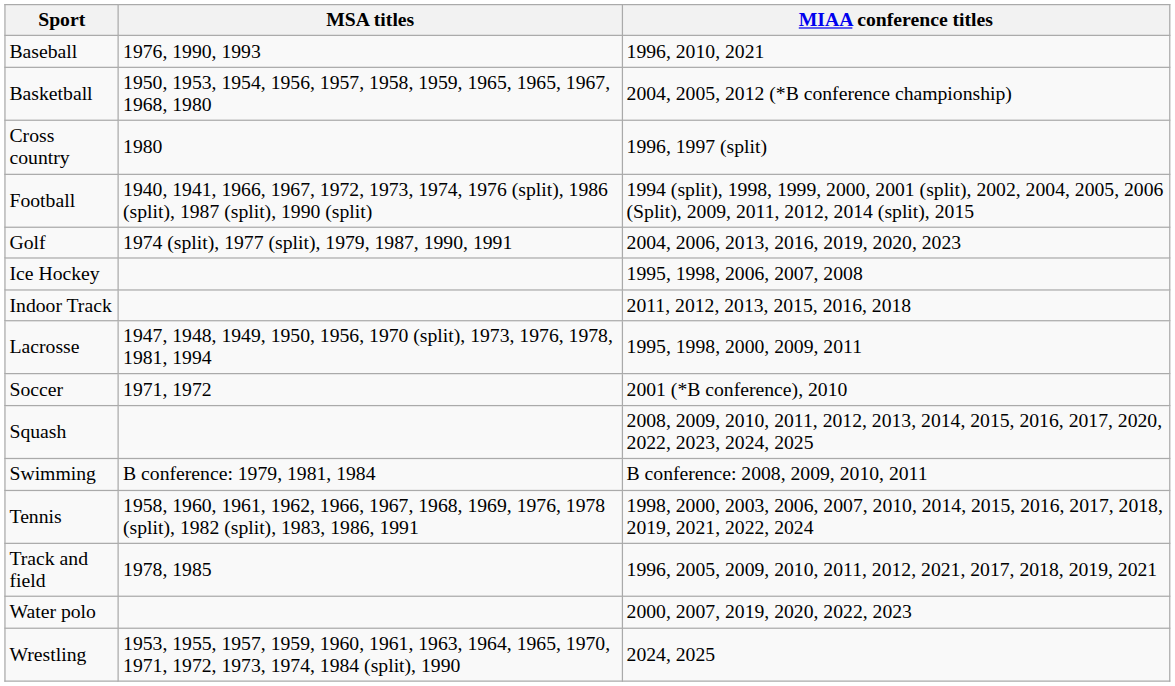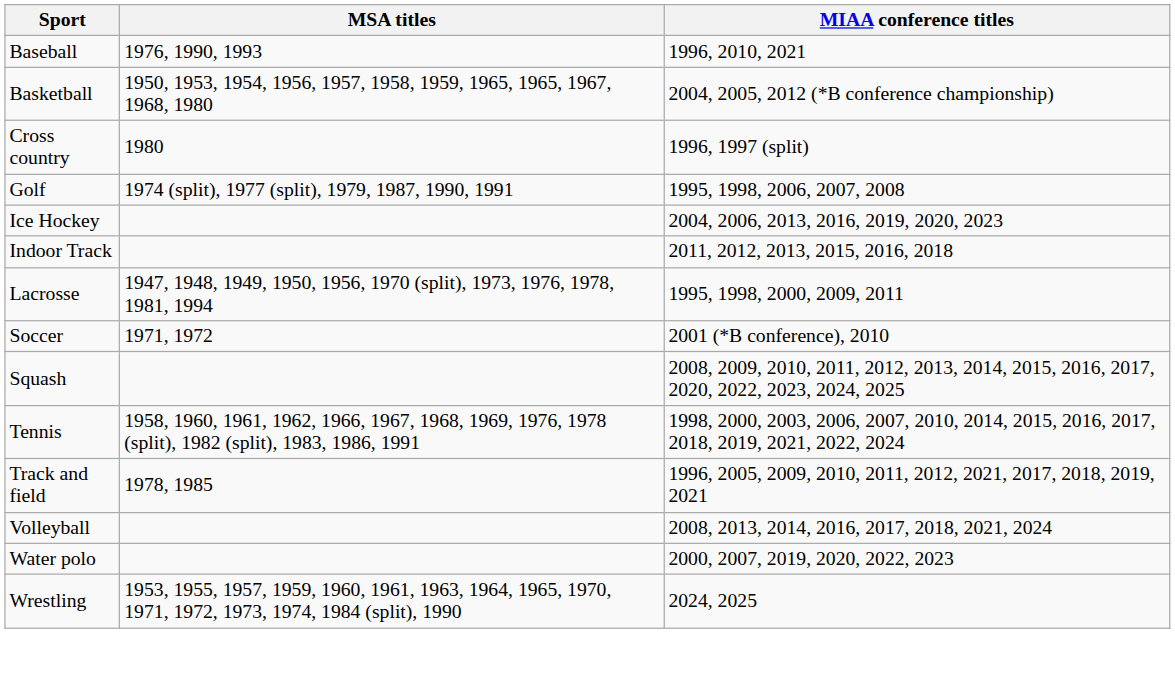- row: (42, 200)
(794, 242) 2004, 2006, 2013, 2016, 2019, 2020, 2023 -> (786, 189) 1995, 1998, 2006, 2007, 2008
(745, 273) 1995, 1998, 2006, 2007, 2008 -> (836, 220) 2004, 2006, 2013, 2016, 2019, 2020, 2023
- row: (53, 474)
+ row: (50, 527)
